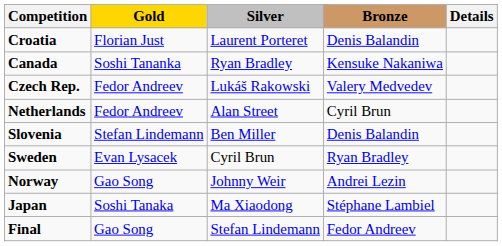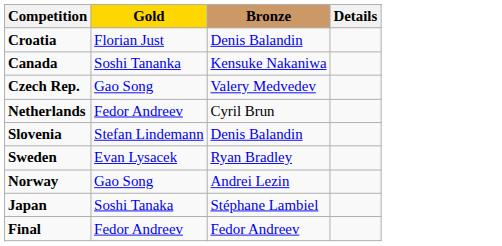- column: (265, 16)
(139, 87) Fedor Andreev -> (124, 87) Gao Song
(124, 228) Gao Song -> (139, 228) Fedor Andreev
